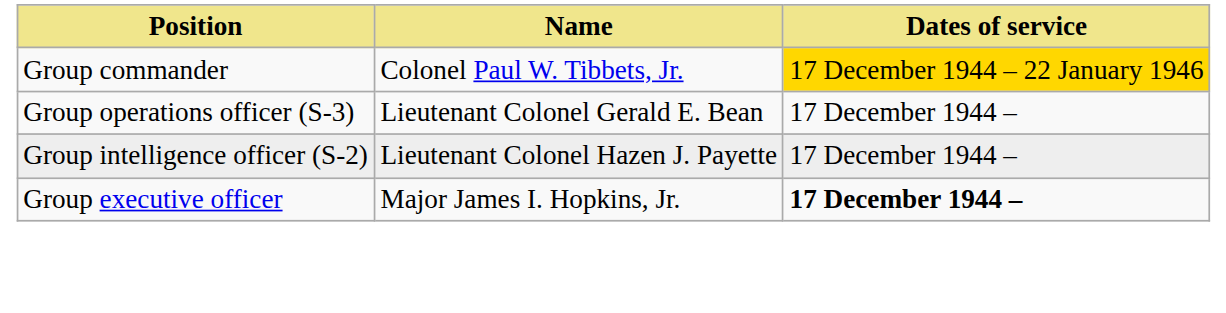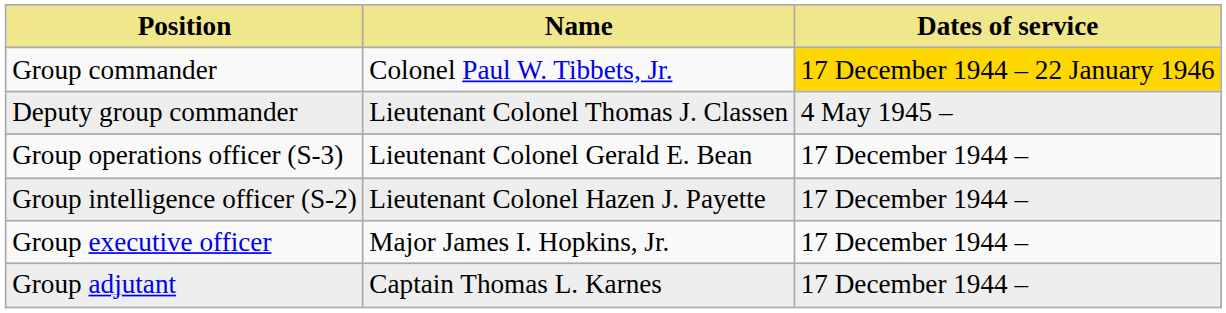+ row: (155, 112)
(906, 198) bold -> (914, 241) normal
+ row: (94, 284)
